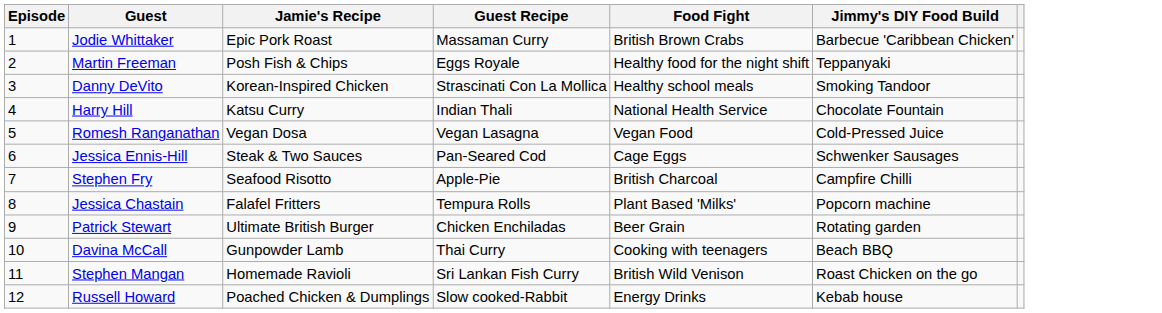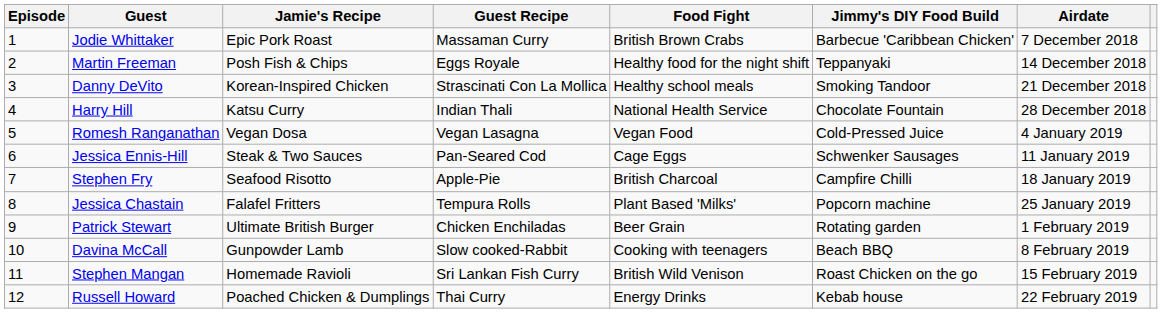+ column: (1084, 16)
(471, 250) Thai Curry -> (502, 250) Slow cooked-Rabbit
(502, 296) Slow cooked-Rabbit -> (471, 296) Thai Curry
